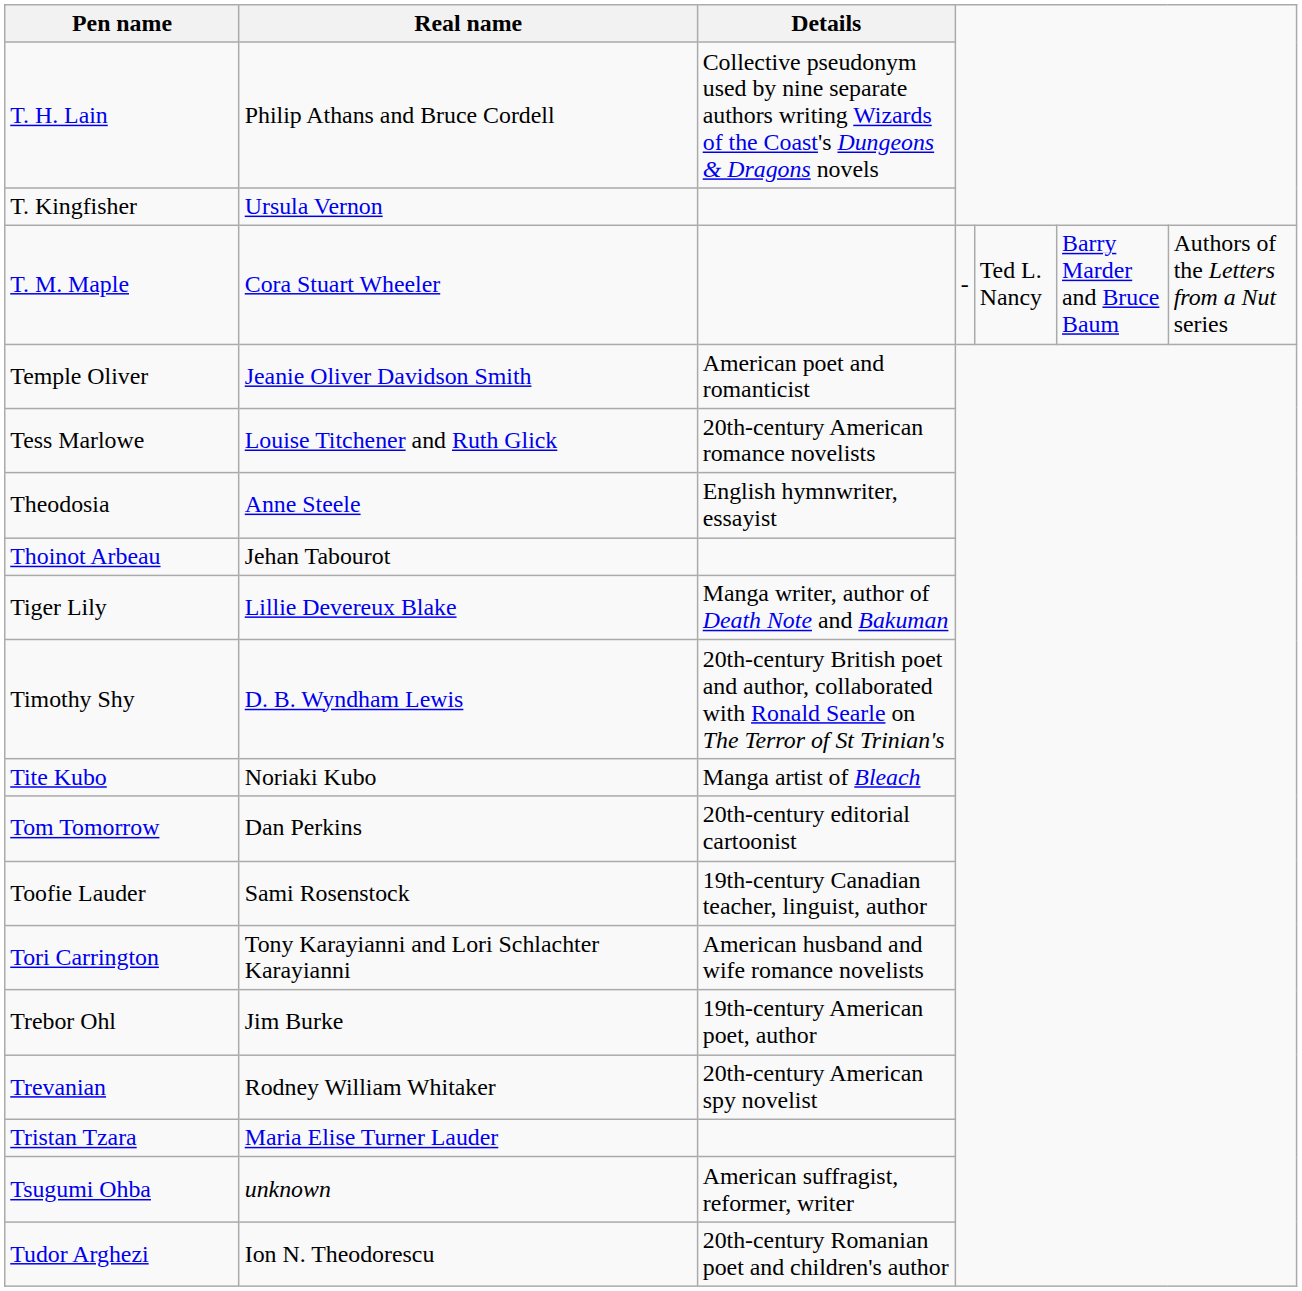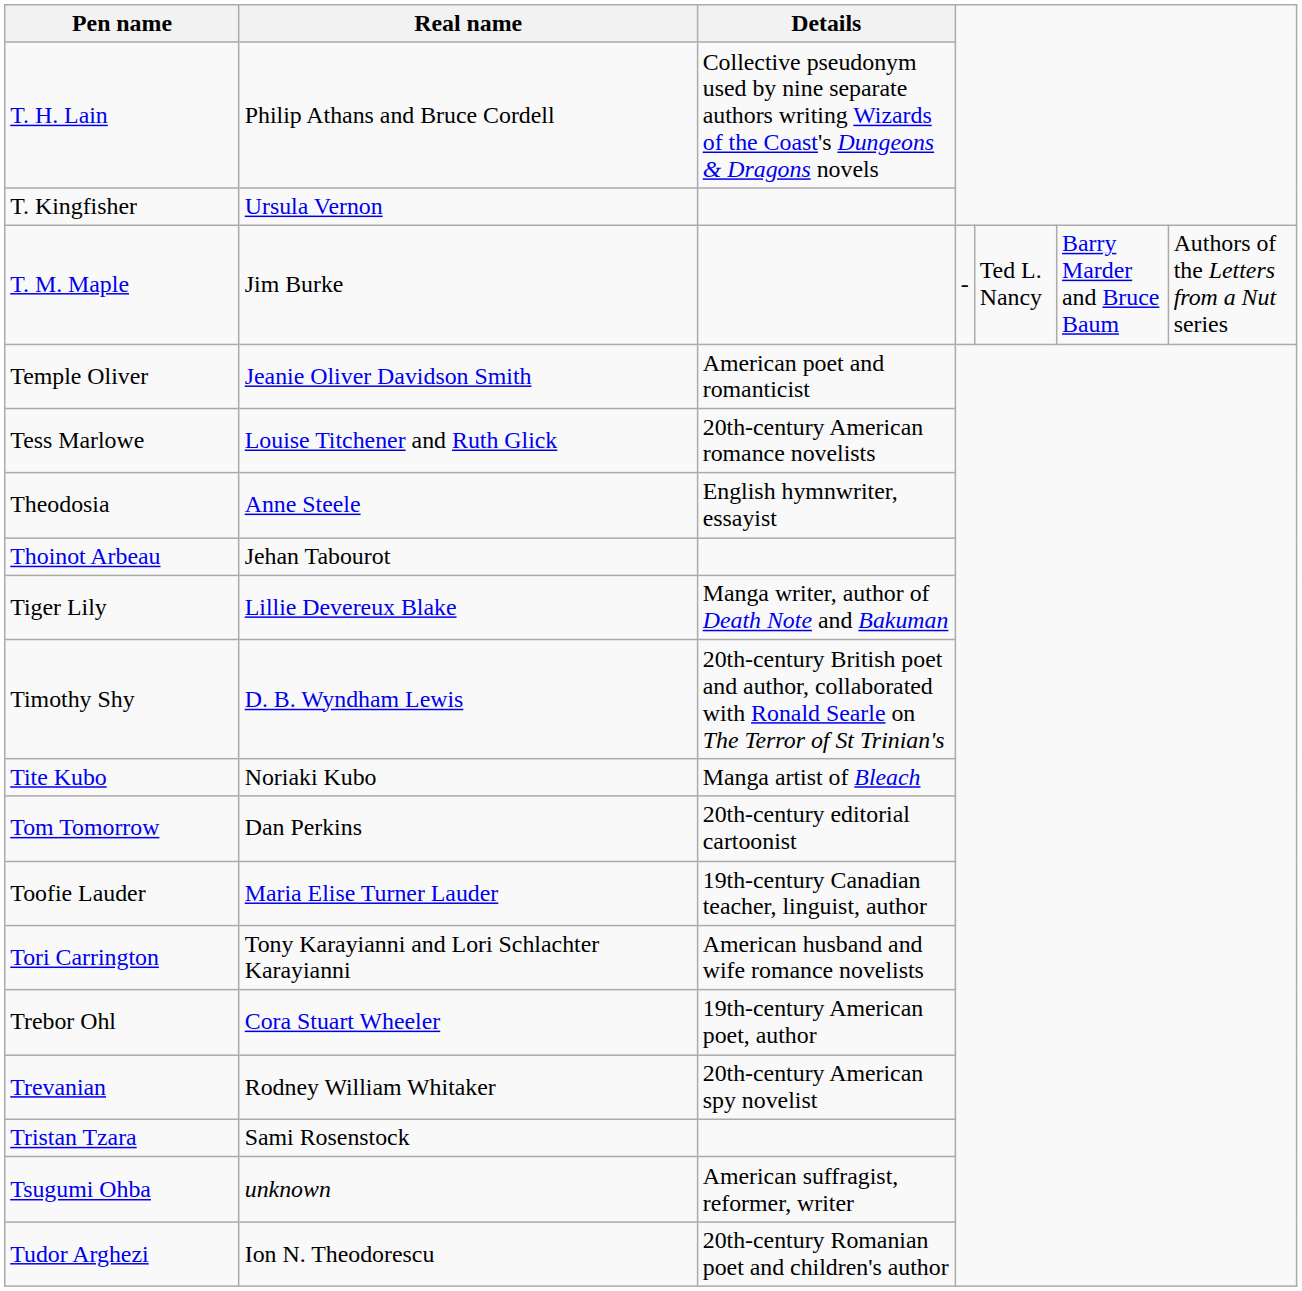(342, 284) Cora Stuart Wheeler -> (294, 284) Jim Burke
(327, 892) Sami Rosenstock -> (372, 892) Maria Elise Turner Lauder
(294, 1022) Jim Burke -> (342, 1022) Cora Stuart Wheeler
(372, 1137) Maria Elise Turner Lauder -> (327, 1137) Sami Rosenstock
